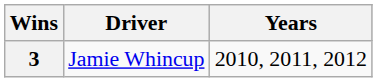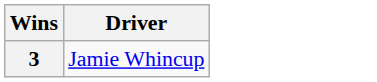- column: (291, 22)
